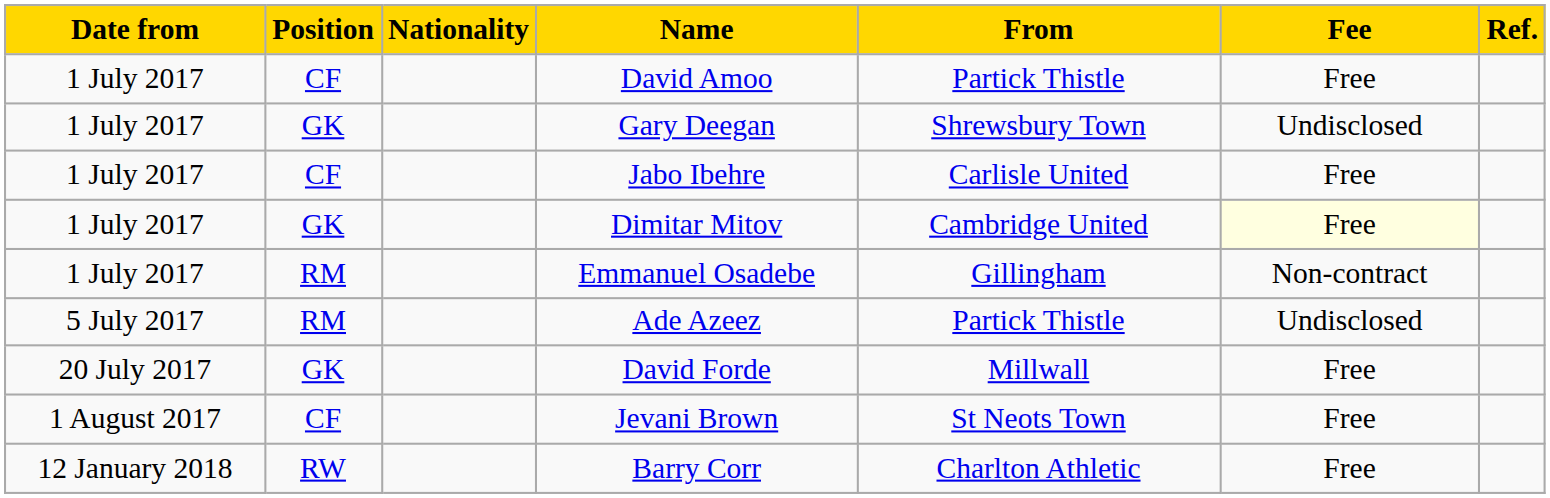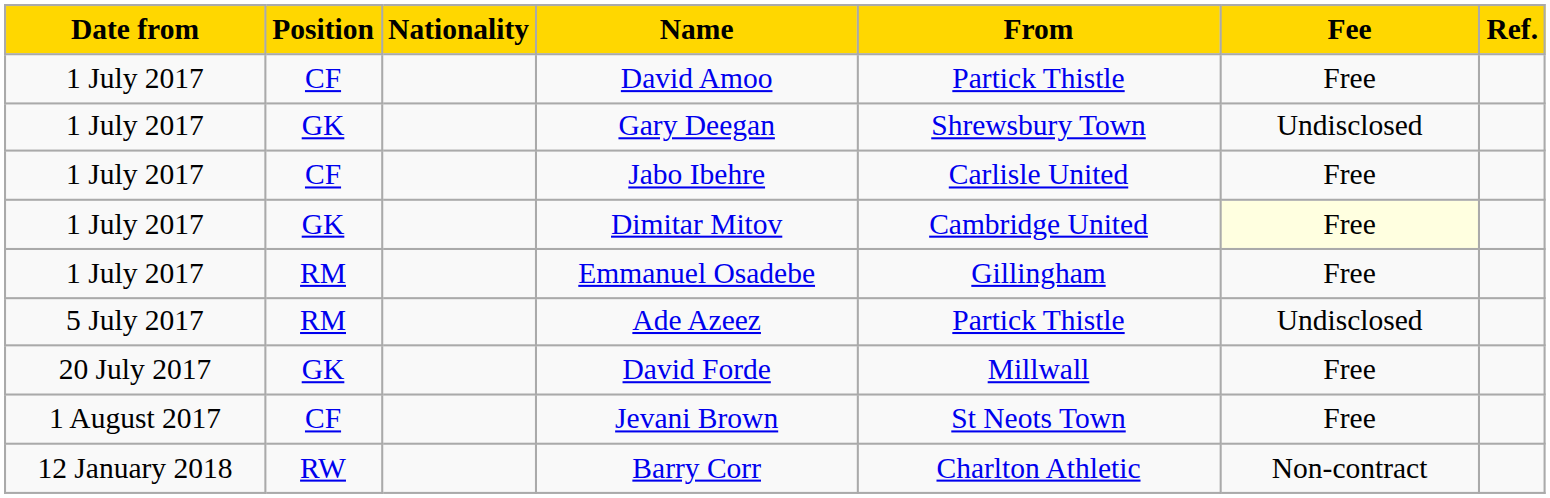(1350, 272) Non-contract -> (1350, 272) Free
(1350, 467) Free -> (1350, 467) Non-contract
